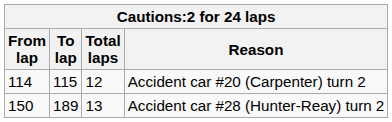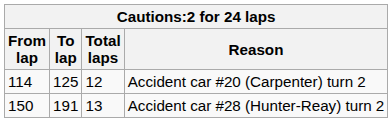(65, 82) 115 -> (66, 82) 125
(66, 106) 189 -> (66, 106) 191
